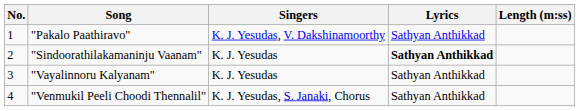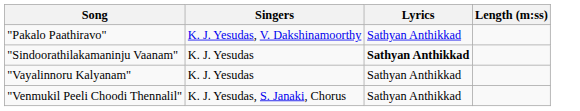- column: (16, 14)
